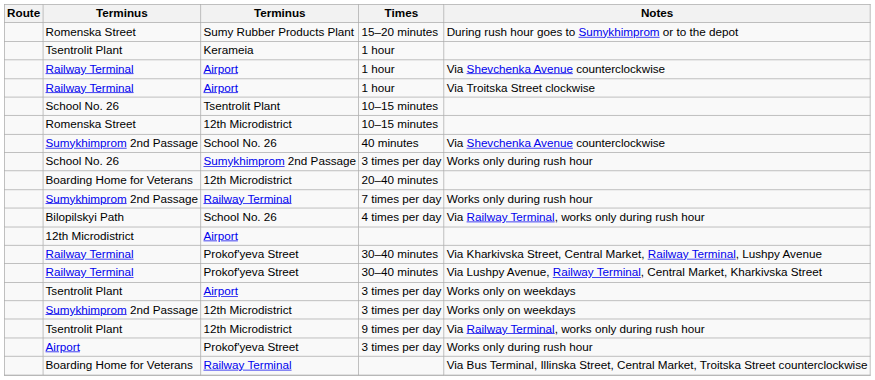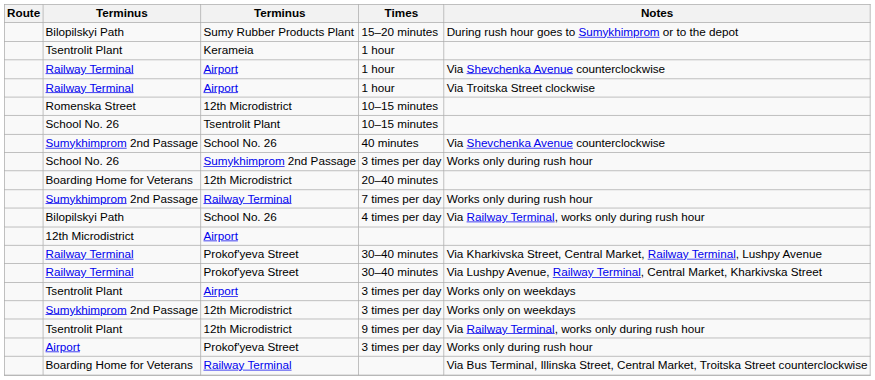(91, 32) Romenska Street -> (85, 32) Bilopilskyi Path
rows swapped: (248, 124) <-> (242, 106)
